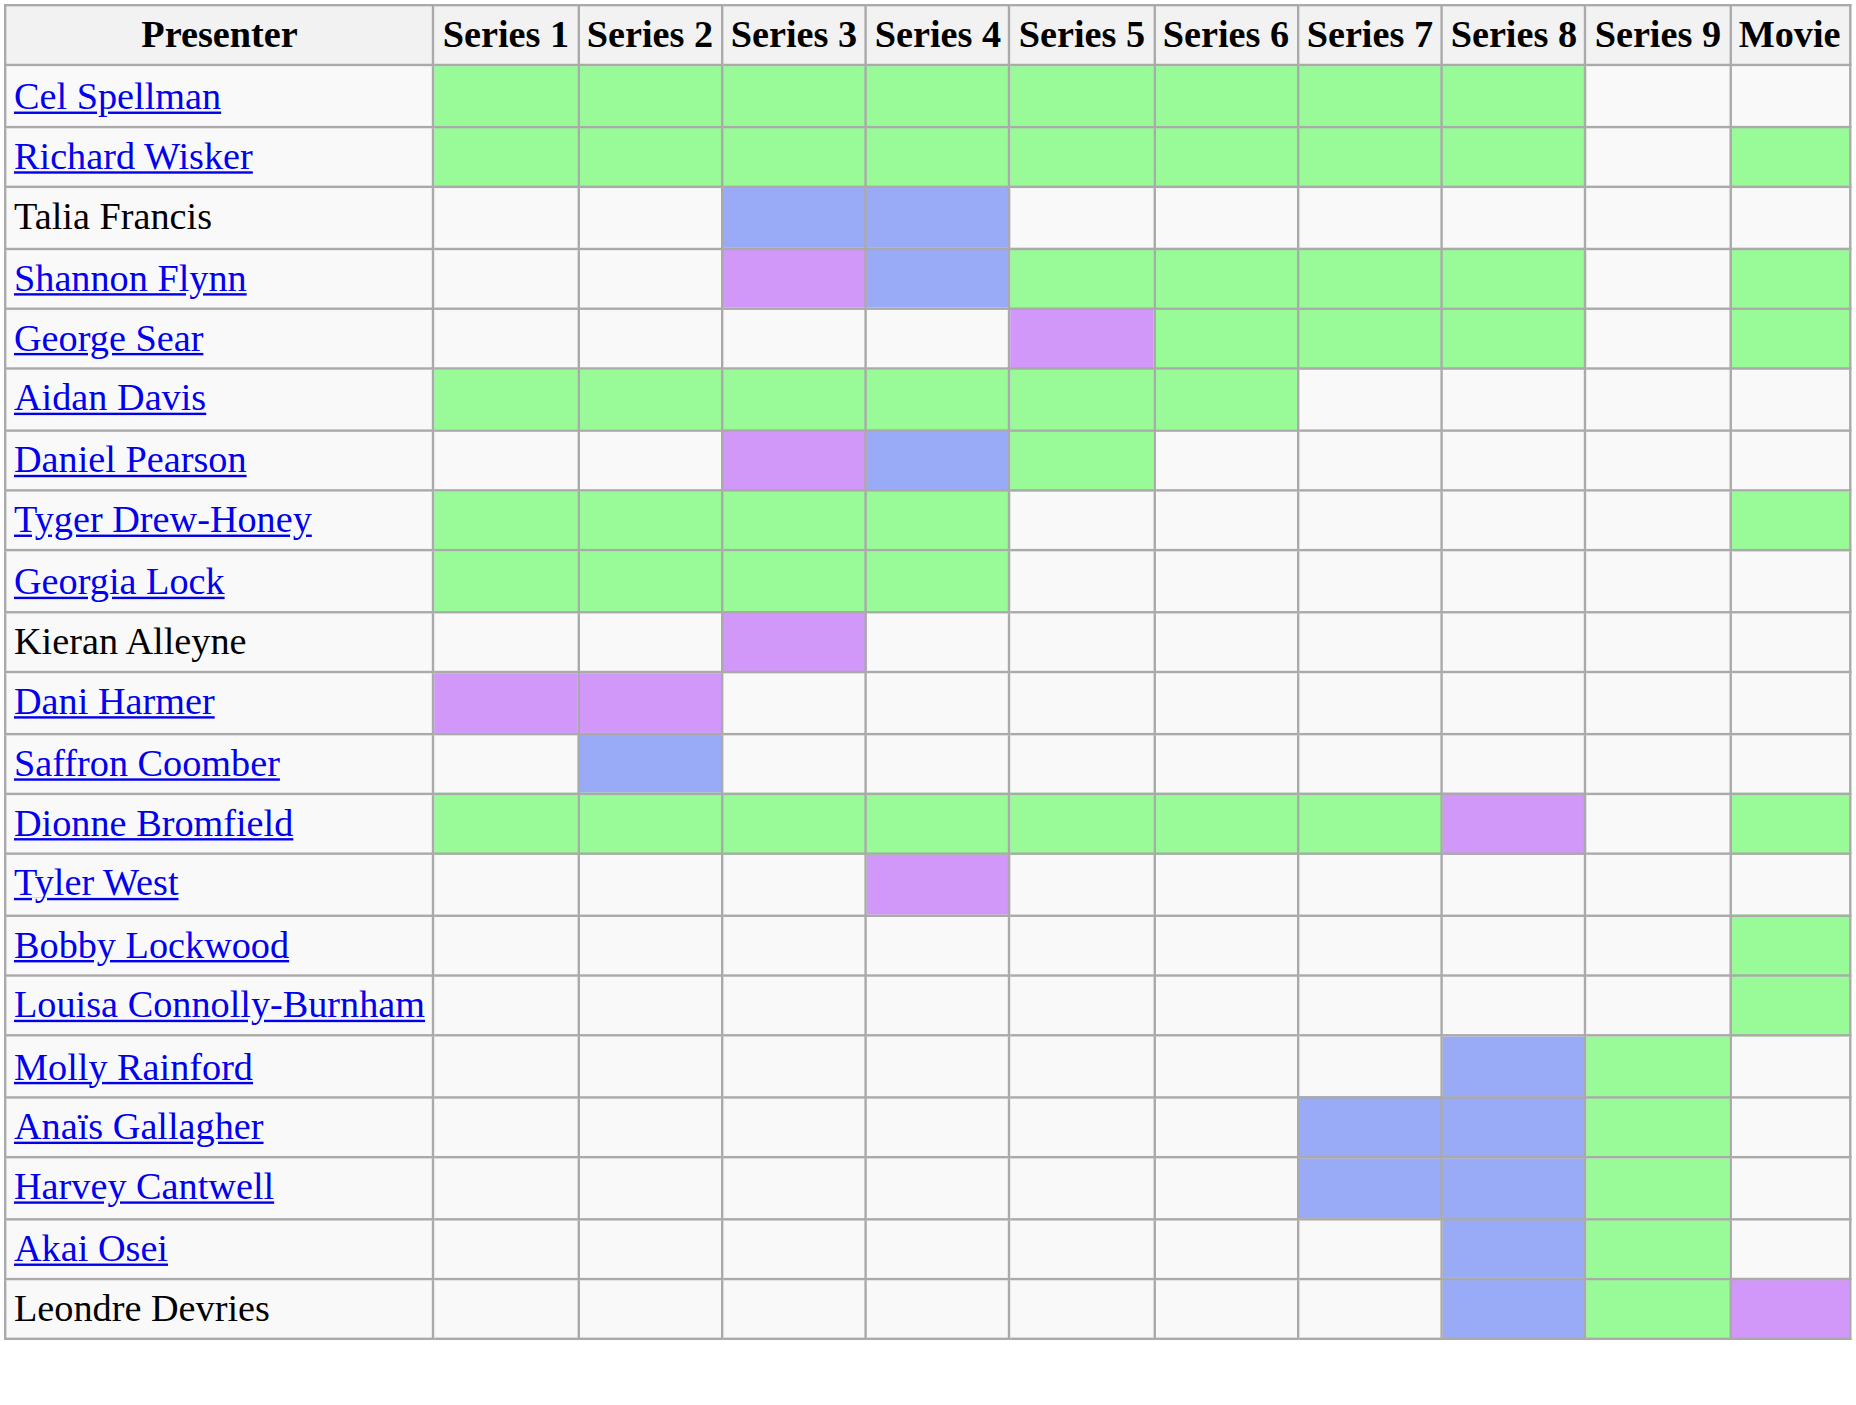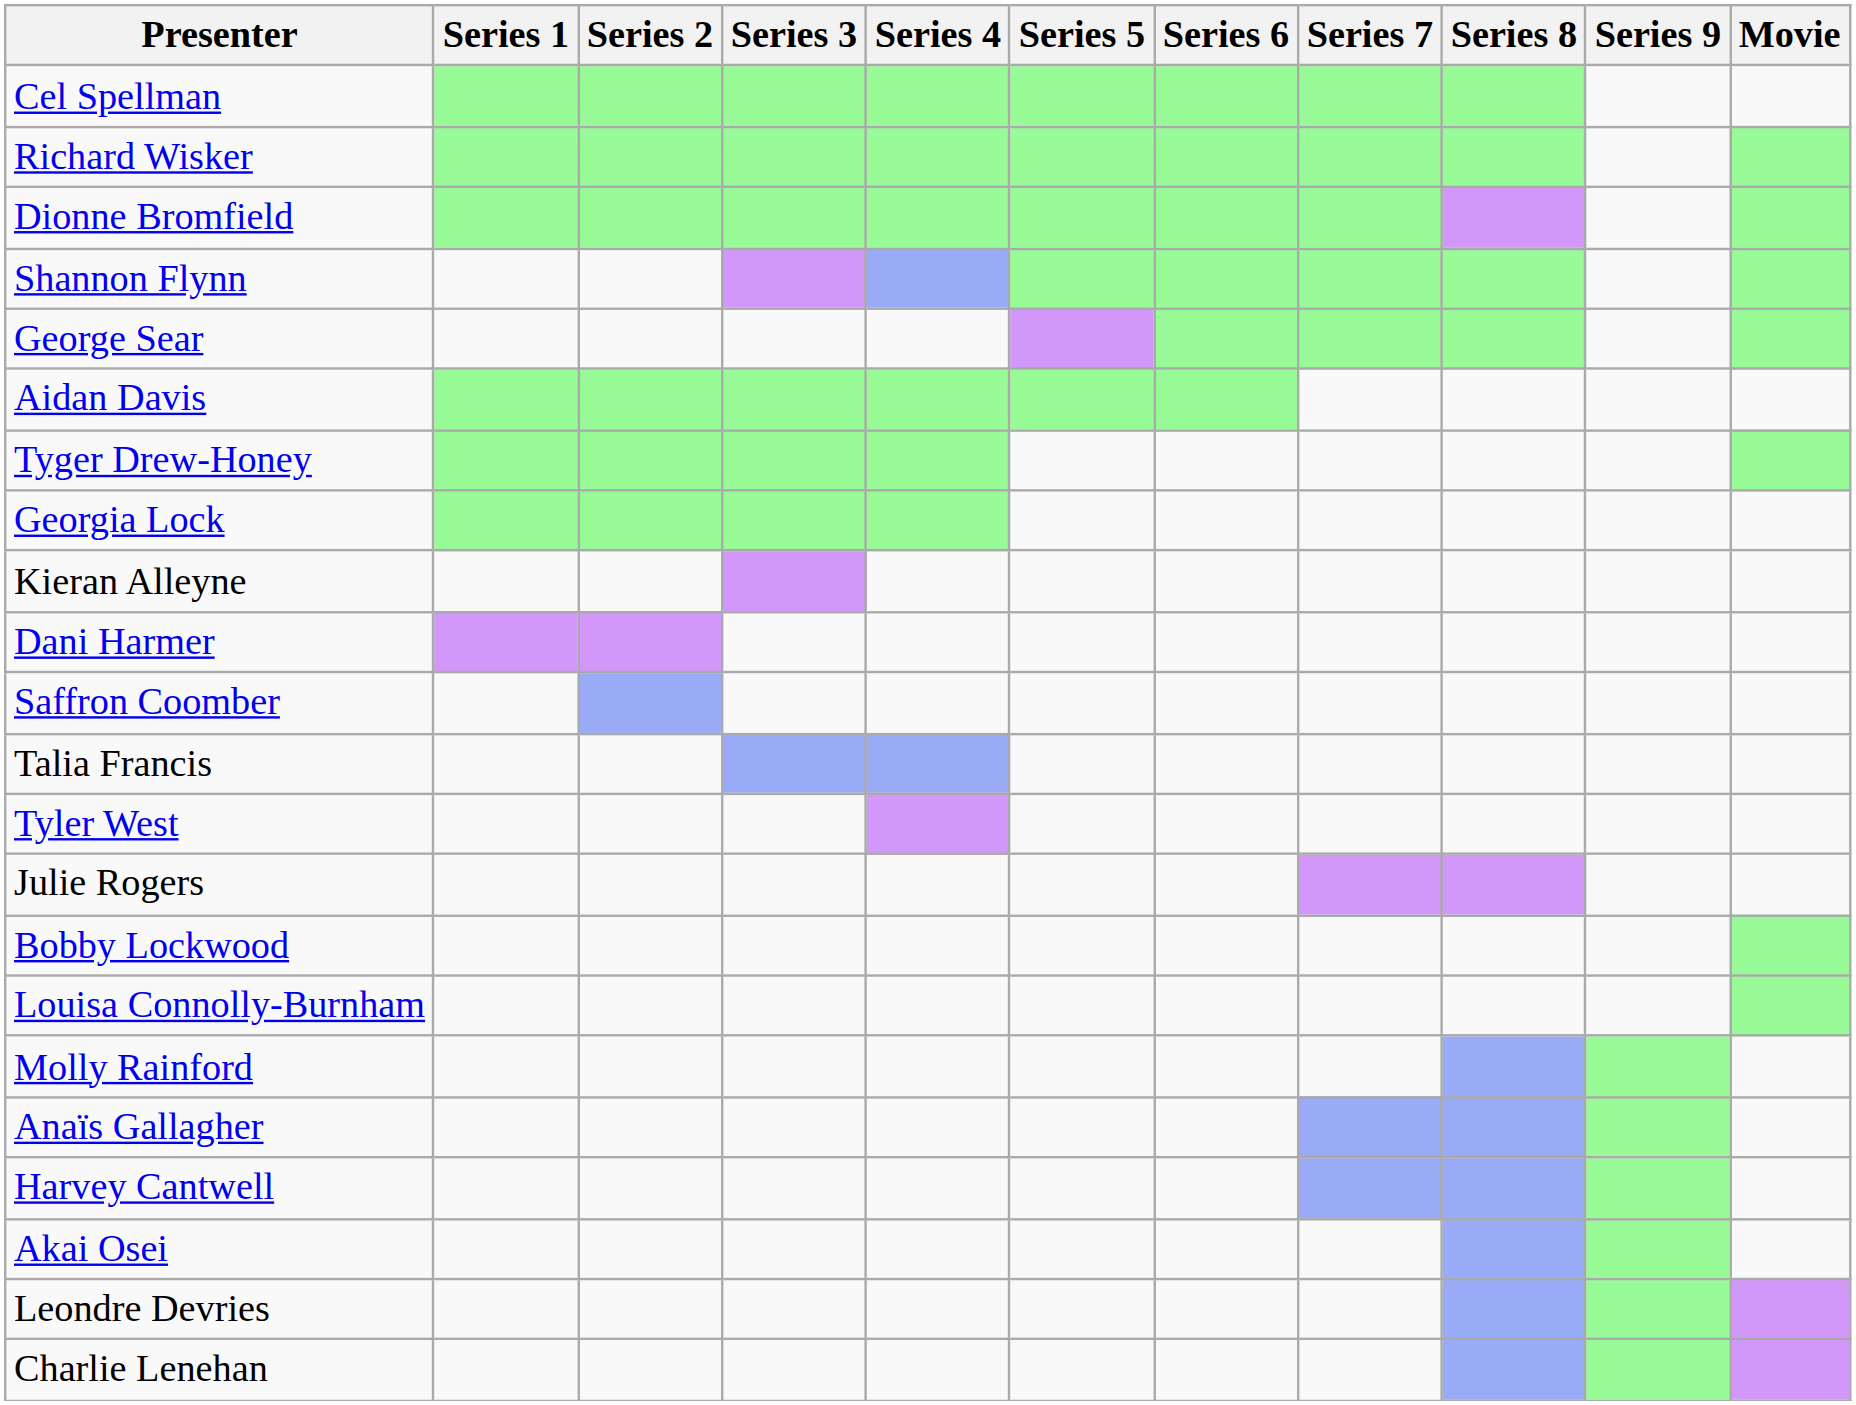rows swapped: (154, 823) <-> (113, 216)
- row: (130, 459)
+ row: (109, 883)
+ row: (141, 1369)
